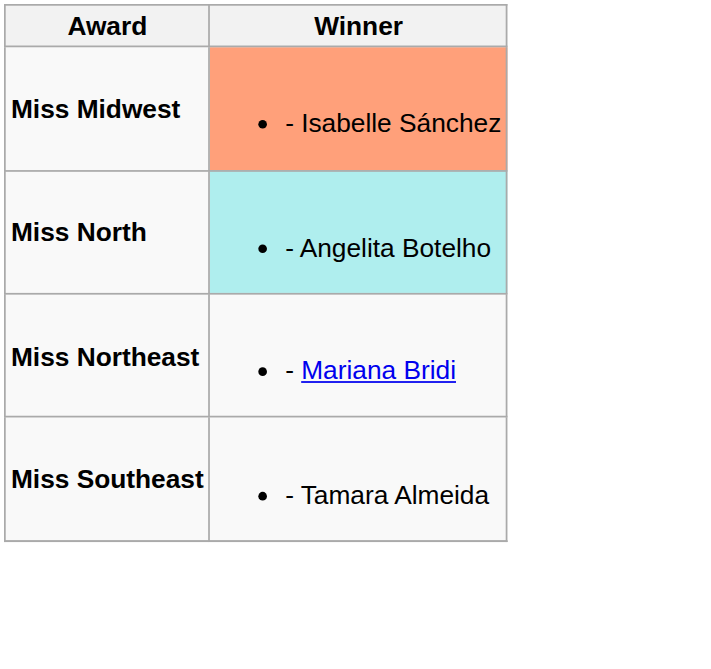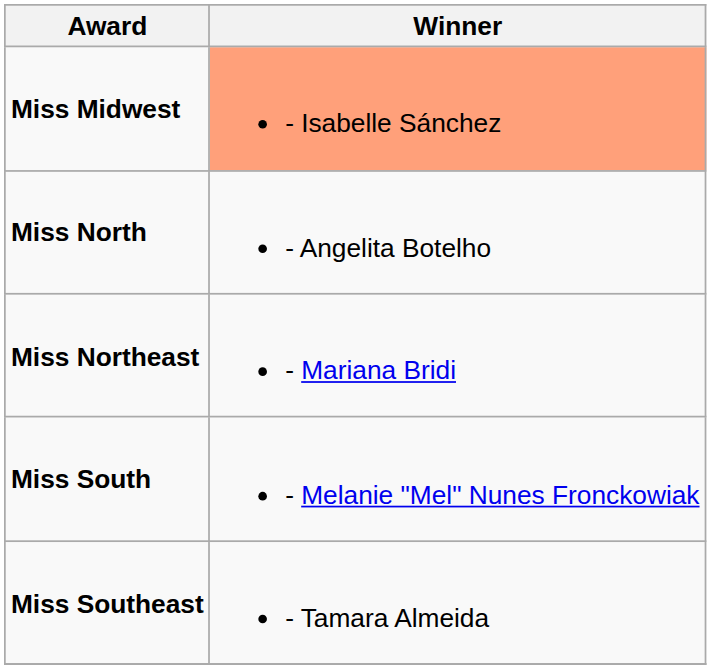(359, 247) paleturquoise background -> (458, 247) no background
+ row: (81, 479)
